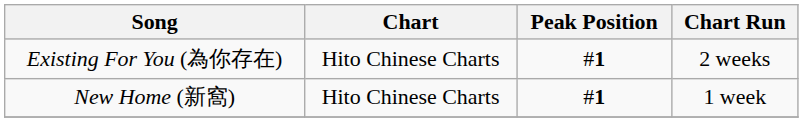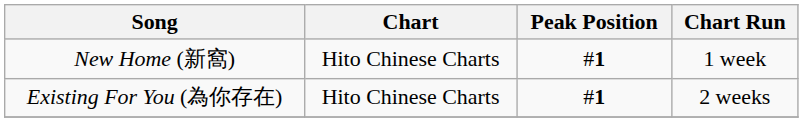rows swapped: (155, 96) <-> (155, 58)
